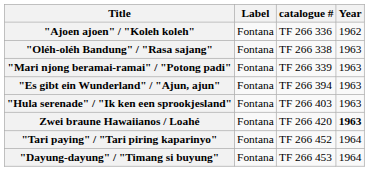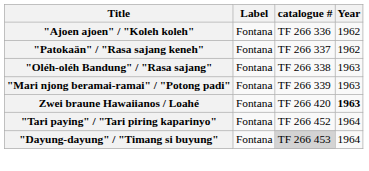+ row: (119, 49)
- row: (119, 85)
- row: (119, 103)
(305, 157) no background -> (304, 139) lightgrey background
